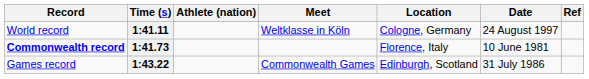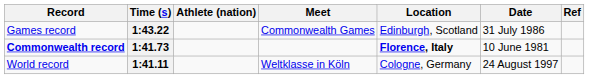rows swapped: (151, 30) <-> (151, 64)
(414, 47) normal -> (416, 47) bold
